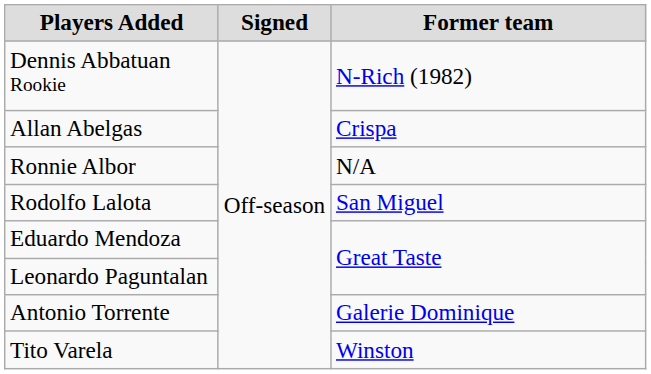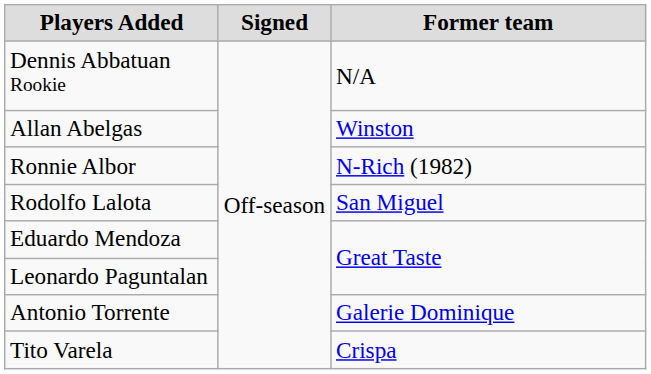(404, 75) N-Rich (1982) -> (356, 75) N/A
(366, 128) Crispa -> (375, 128) Winston
(356, 165) N/A -> (404, 165) N-Rich (1982)
(375, 349) Winston -> (366, 349) Crispa
